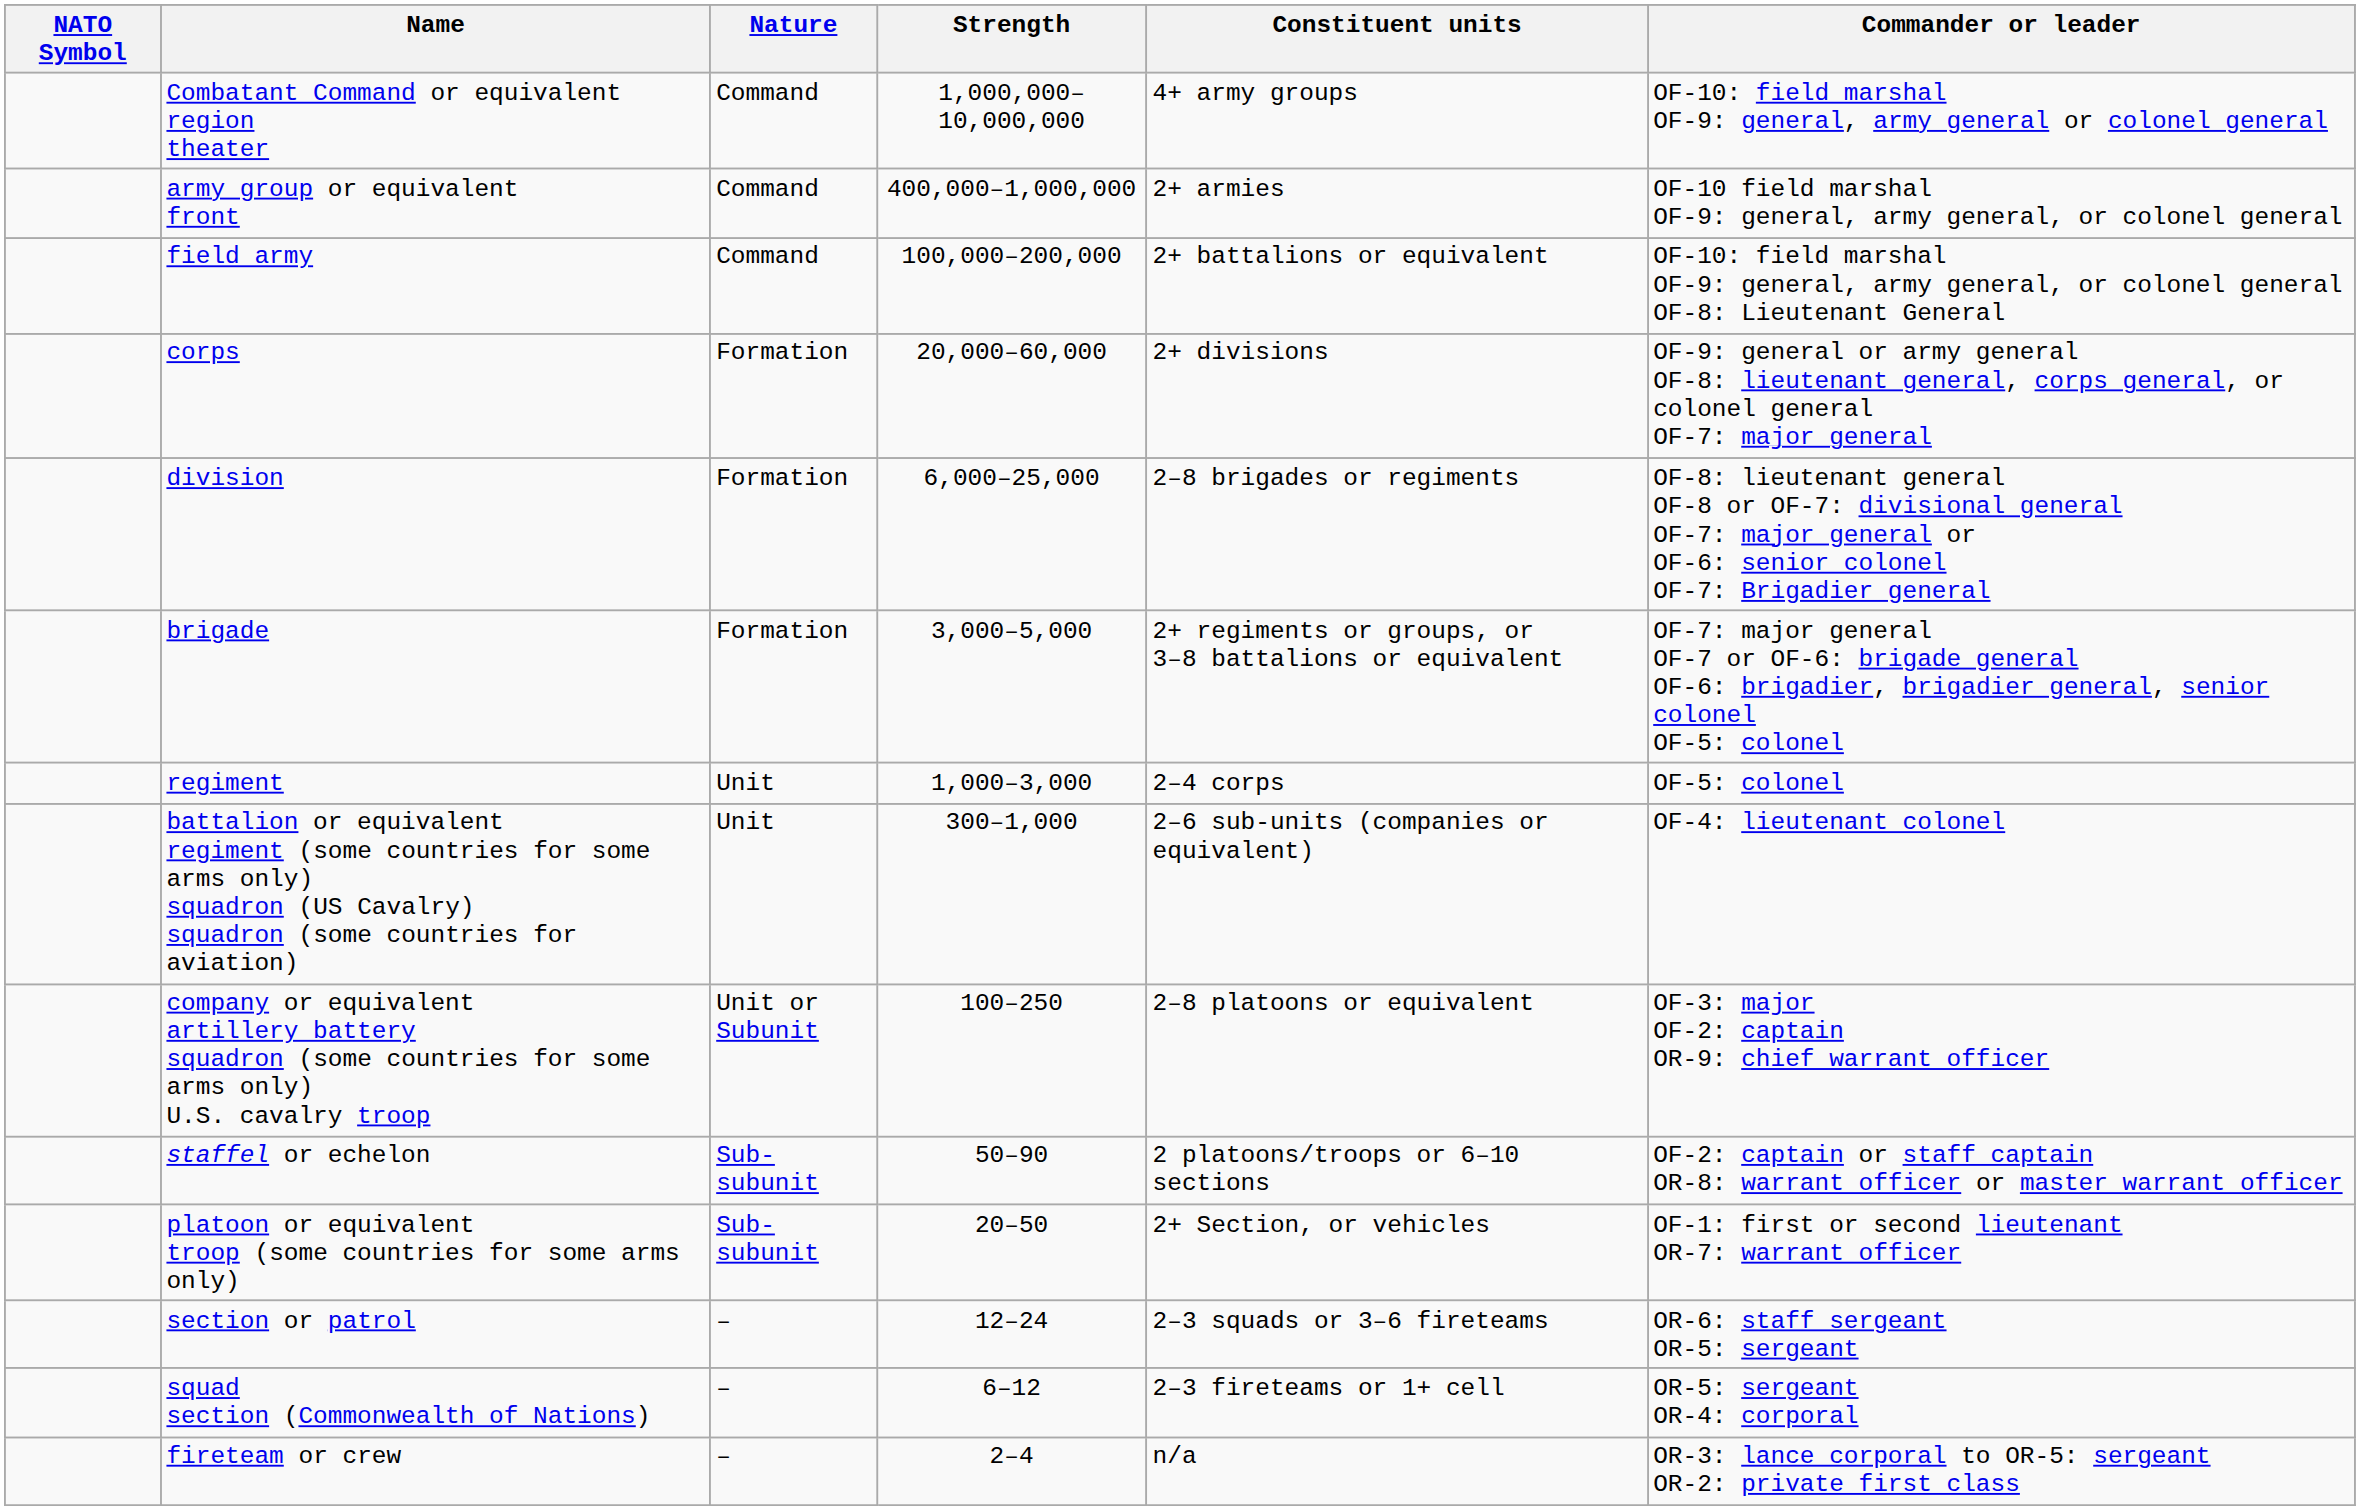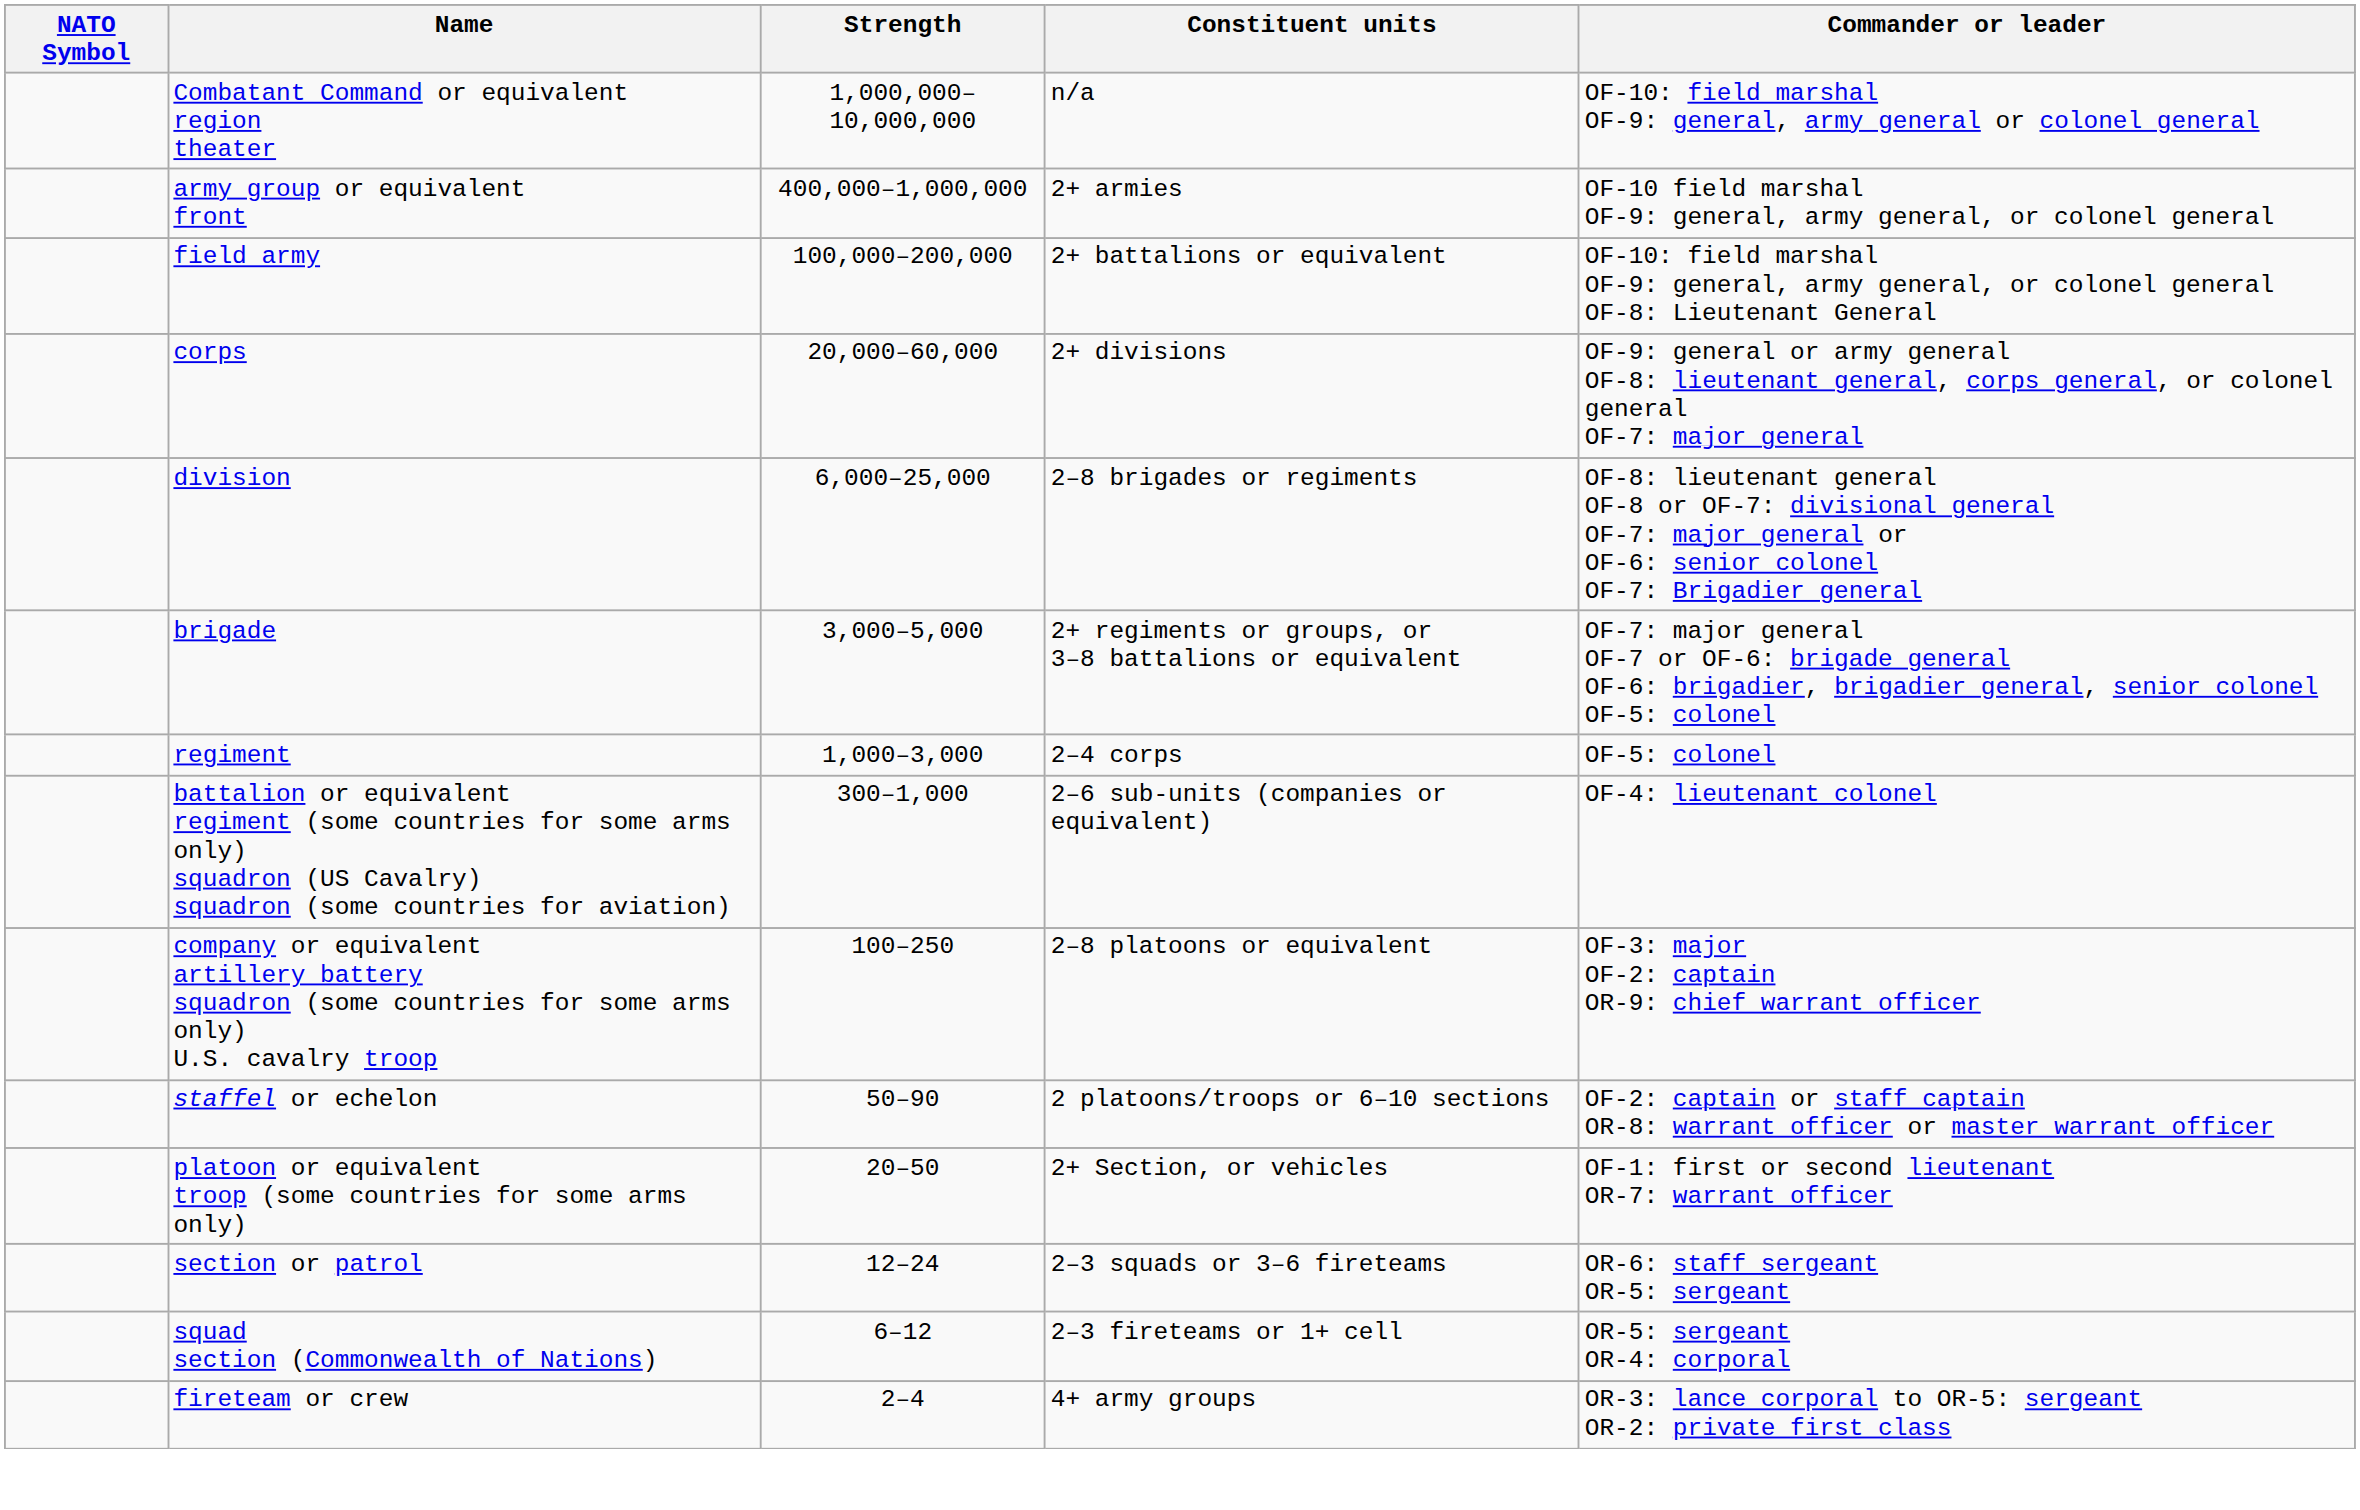- column: (793, 25)
(1255, 93) 4+ army groups -> (1073, 93) n/a
(1175, 1457) n/a -> (1153, 1400) 4+ army groups
